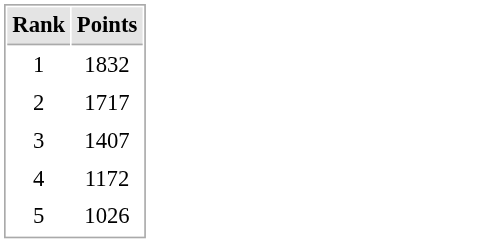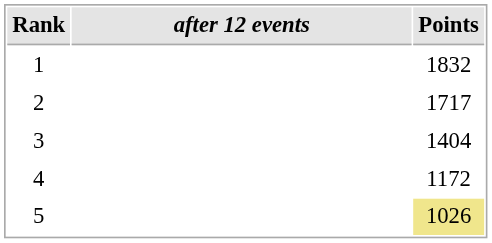+ column: (242, 25)
(107, 140) 1407 -> (449, 140) 1404
(107, 216) no background -> (449, 216) khaki background
